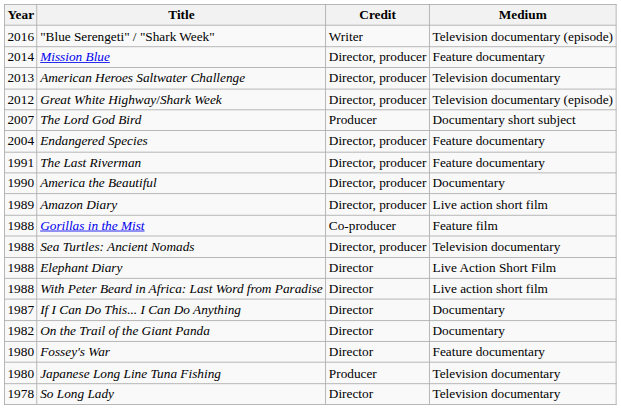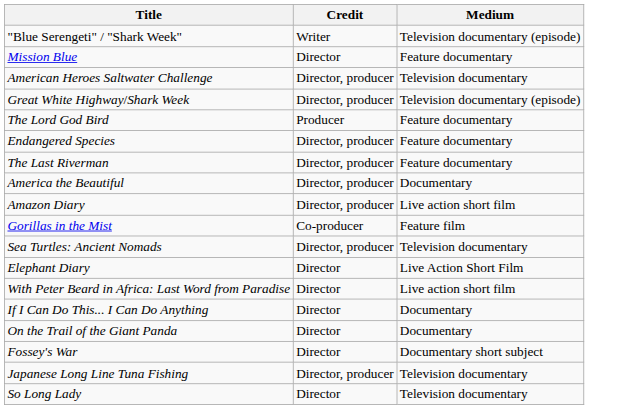- column: (21, 15)
(378, 57) Director, producer -> (318, 57) Director
(504, 120) Documentary short subject -> (456, 120) Feature documentary
(489, 352) Feature documentary -> (471, 352) Documentary short subject
(353, 373) Producer -> (345, 373) Director, producer
